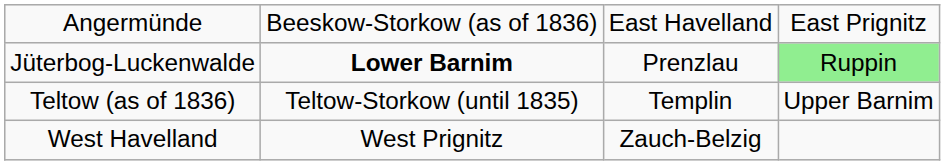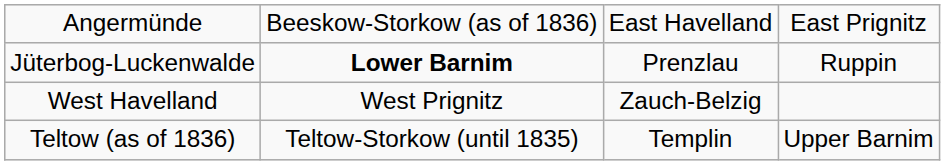(858, 62) lightgreen background -> (858, 62) no background
rows swapped: (133, 100) <-> (133, 139)
